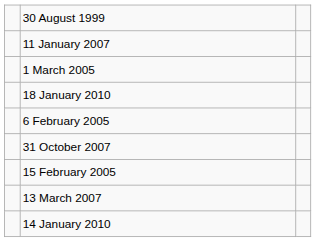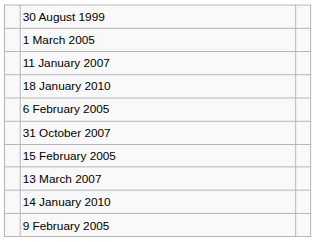rows swapped: (59, 70) <-> (66, 44)
+ row: (66, 225)
